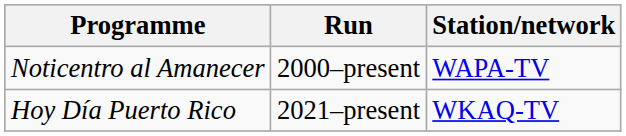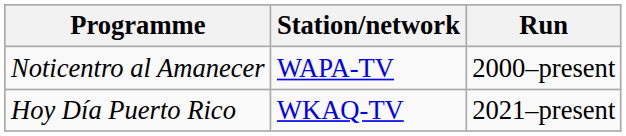columns swapped: (348, 25) <-> (524, 25)
